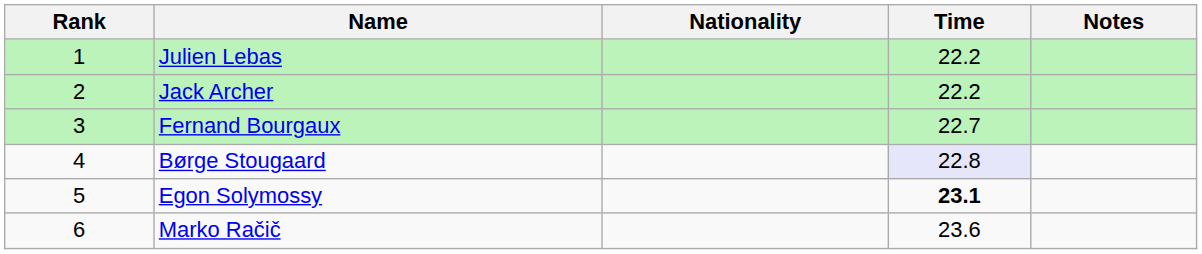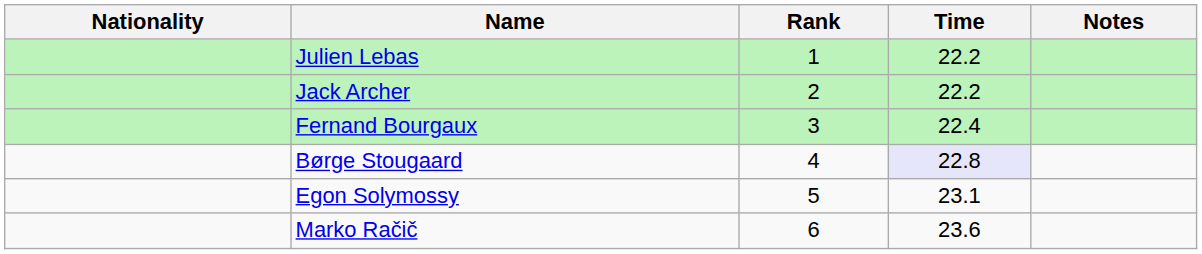columns swapped: (79, 21) <-> (745, 21)
(959, 126) 22.7 -> (959, 126) 22.4
(959, 195) bold -> (959, 195) normal
